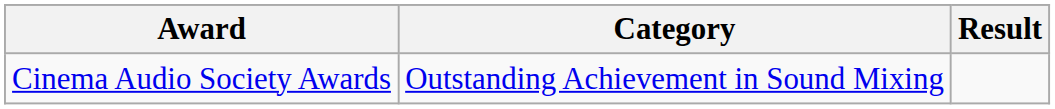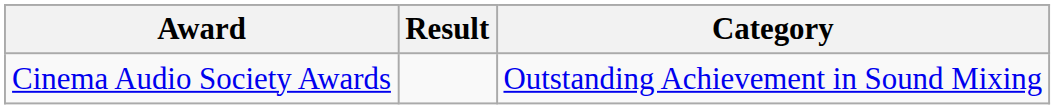columns swapped: (674, 28) <-> (1000, 28)
